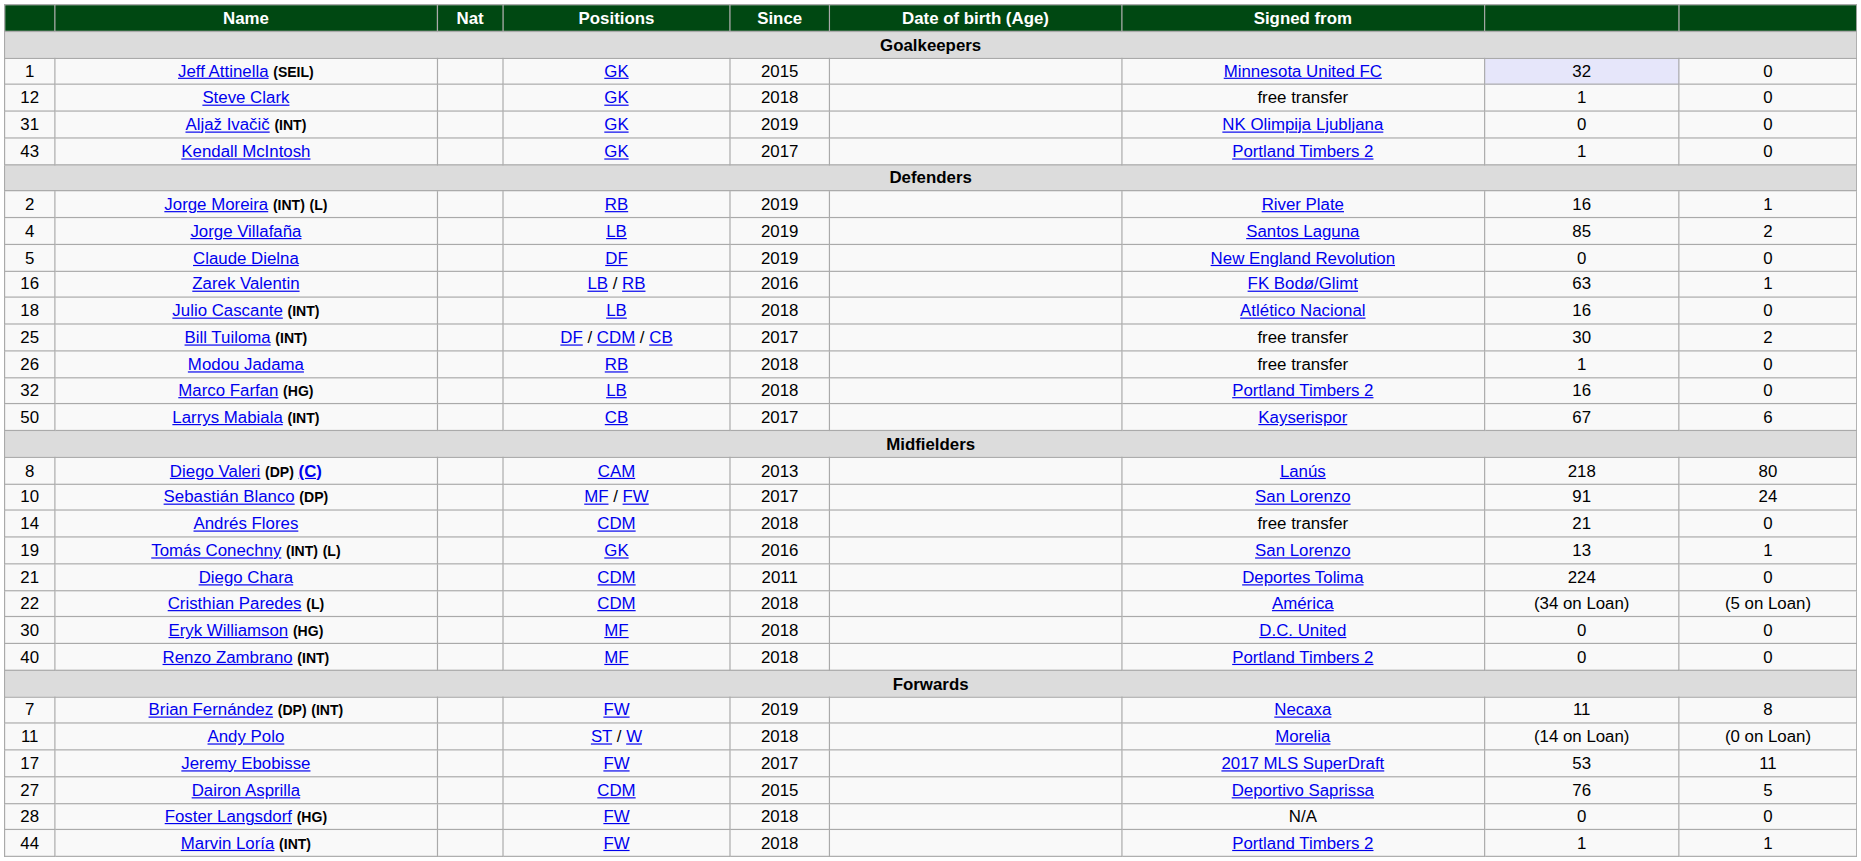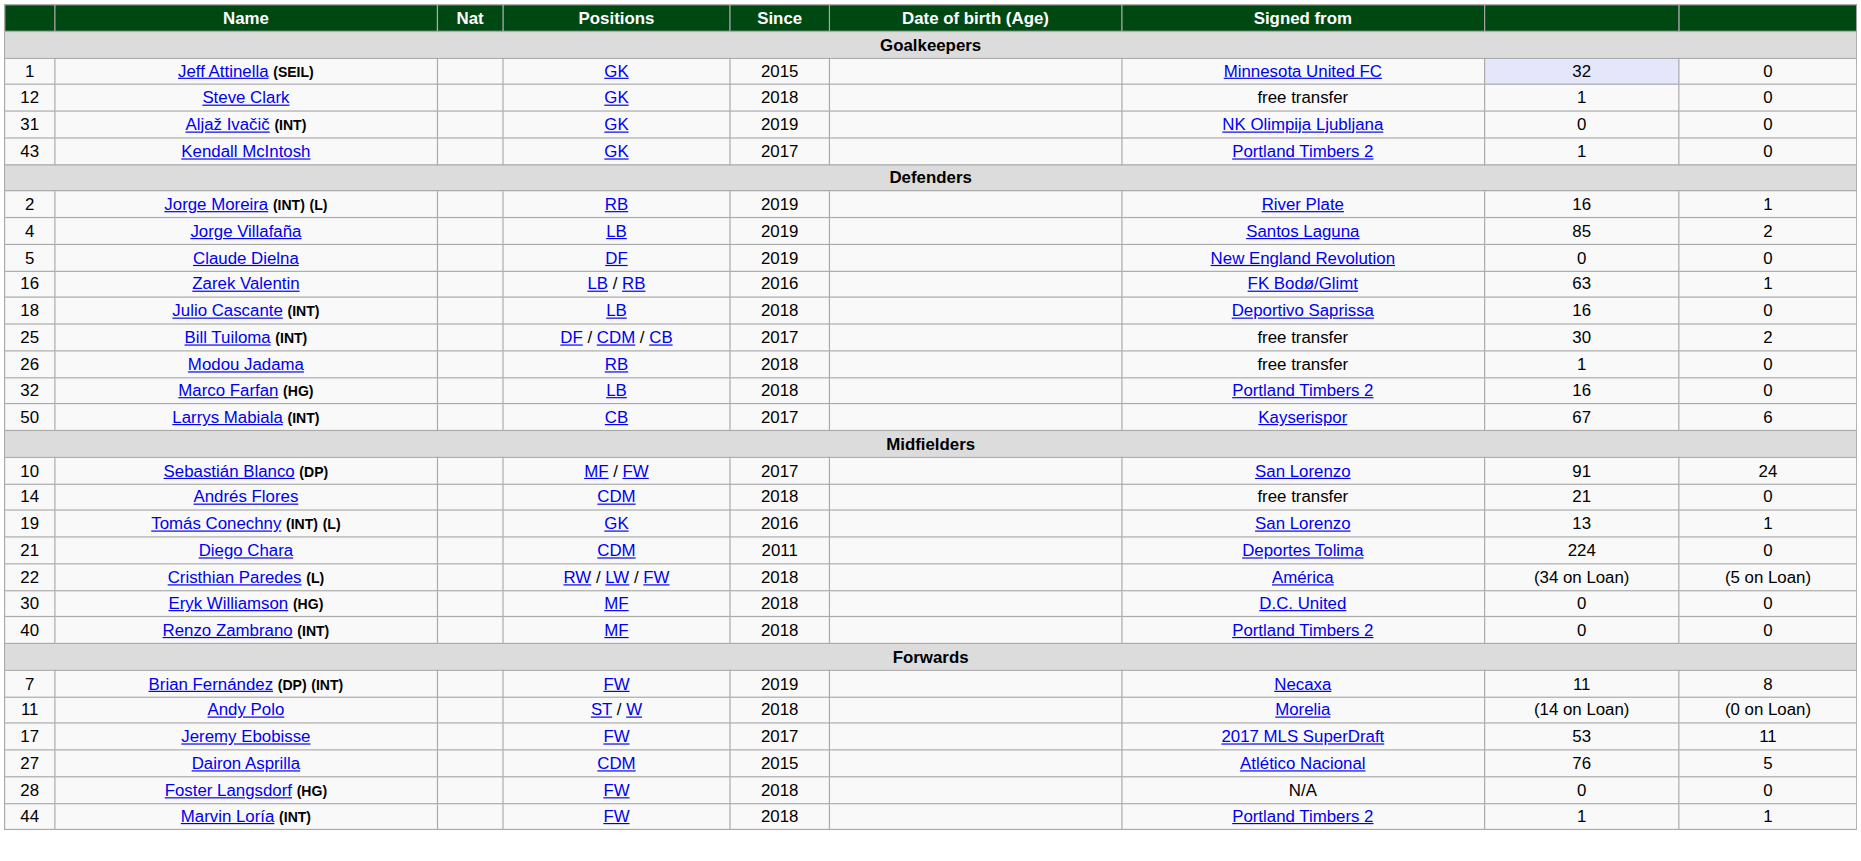(1303, 311) Atlético Nacional -> (1303, 311) Deportivo Saprissa
- row: (246, 471)
(616, 604) CDM -> (616, 577) RW / LW / FW
(1303, 790) Deportivo Saprissa -> (1303, 764) Atlético Nacional
